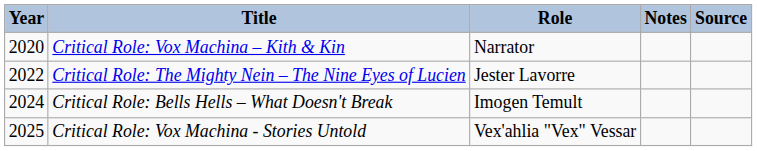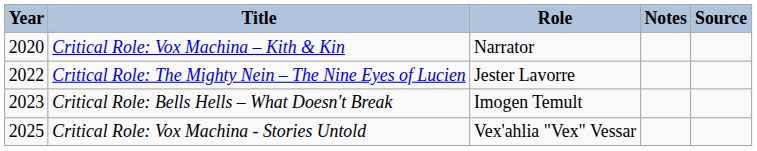(26, 103) 2024 -> (26, 103) 2023
